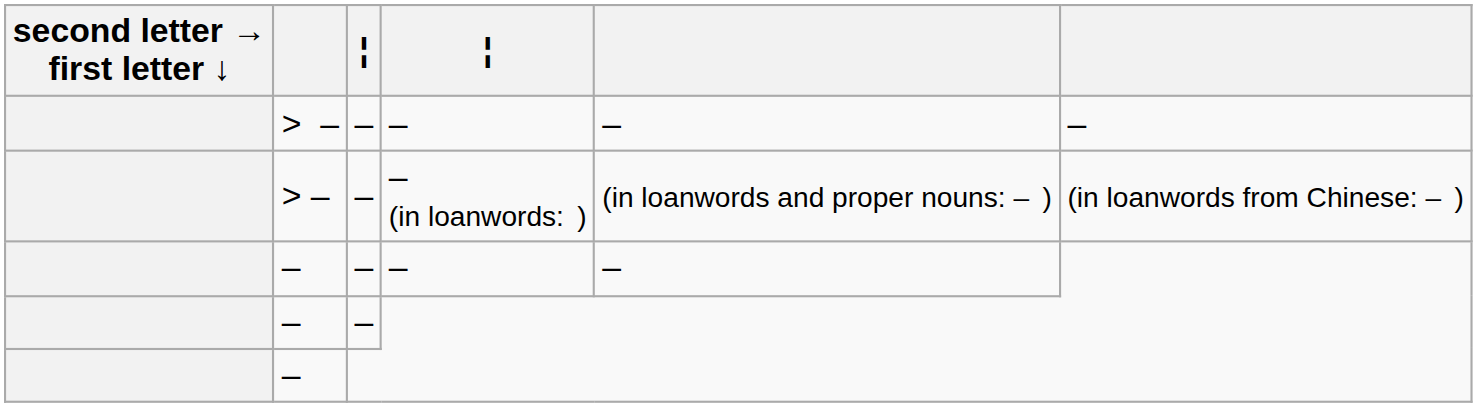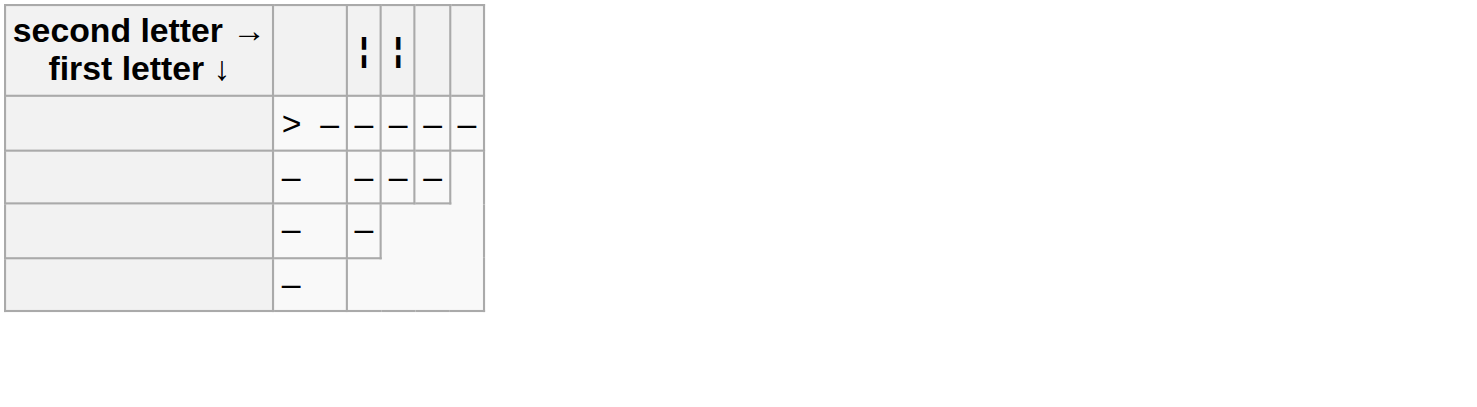- row: (306, 195)
